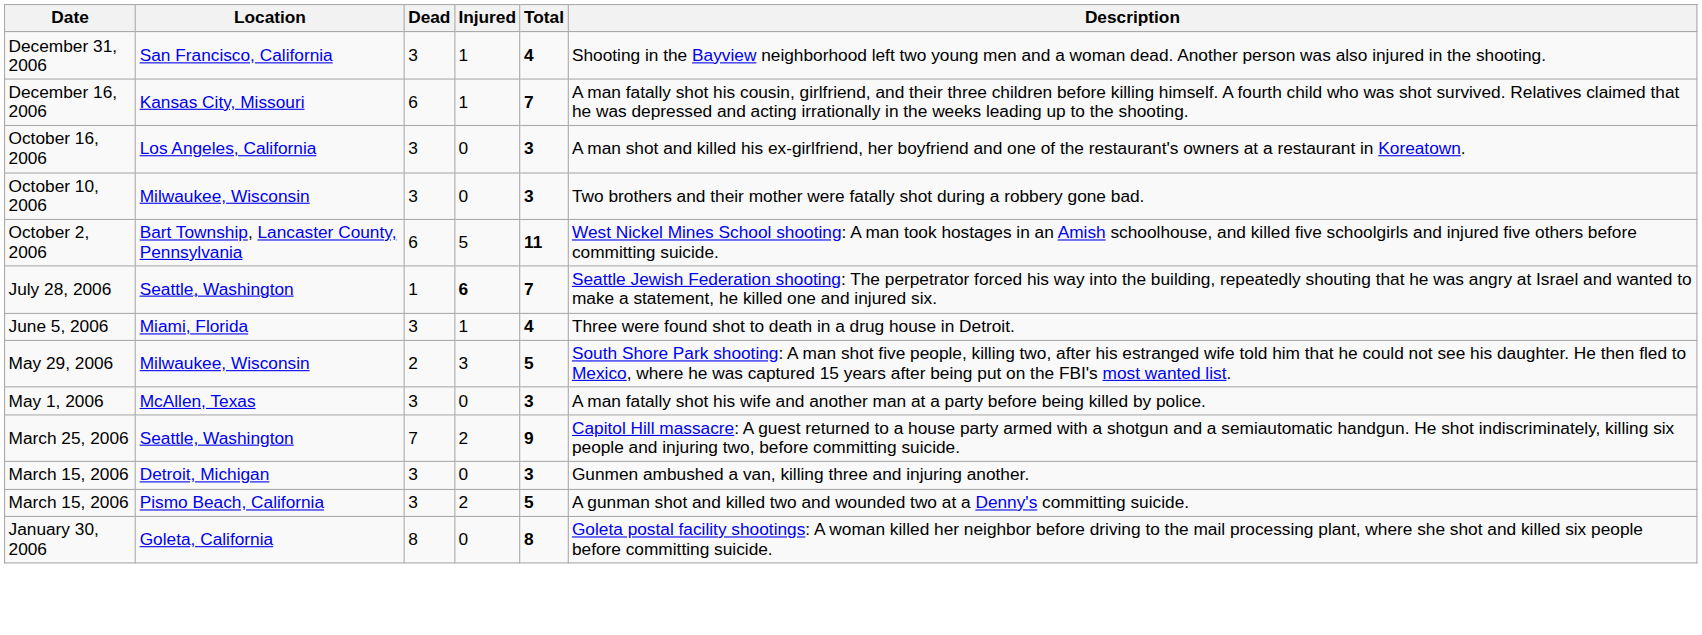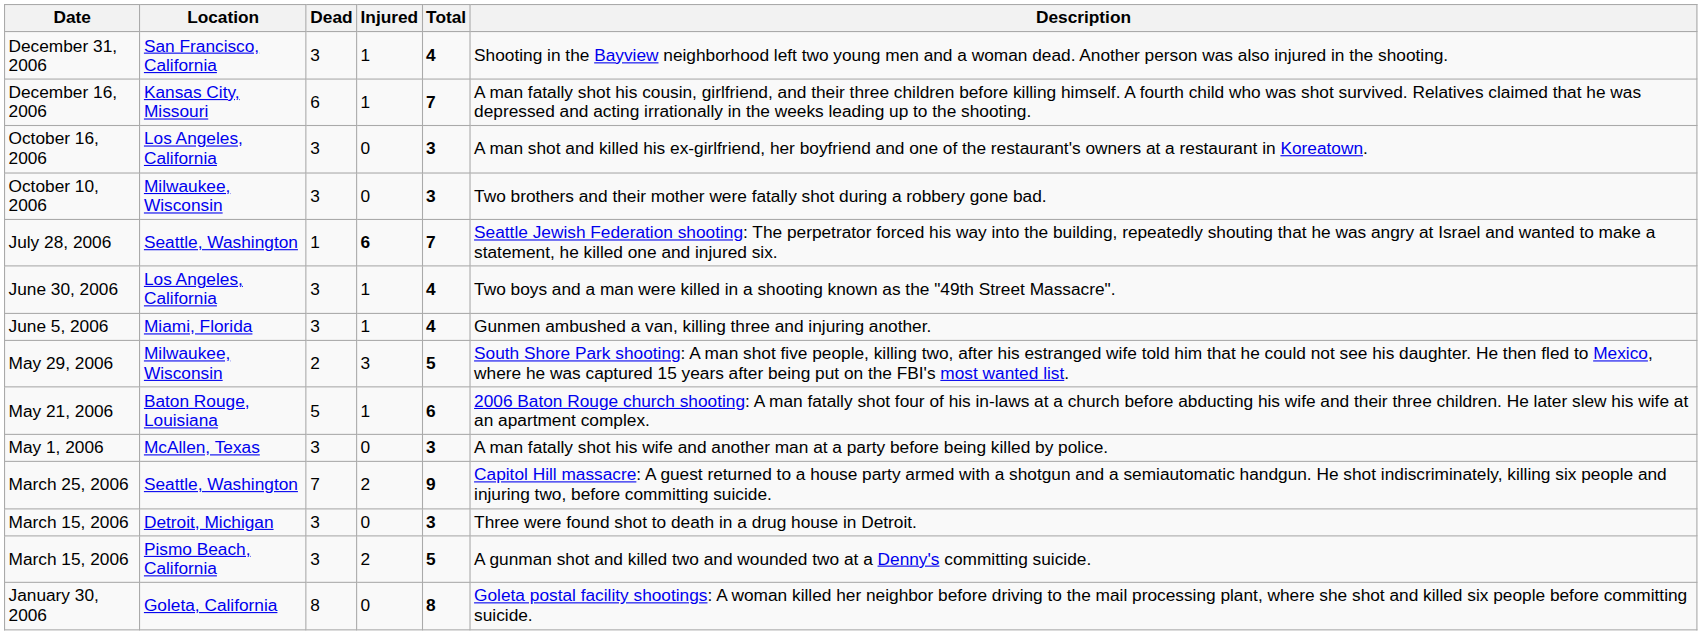- row: (49, 242)
+ row: (63, 289)
(793, 326) Three were found shot to death in a drug house in Detroit. -> (703, 326) Gunmen ambushed a van, killing three and injuring another.
+ row: (61, 410)
(801, 475) Gunmen ambushed a van, killing three and injuring another. -> (695, 522) Three were found shot to death in a drug house in Detroit.
